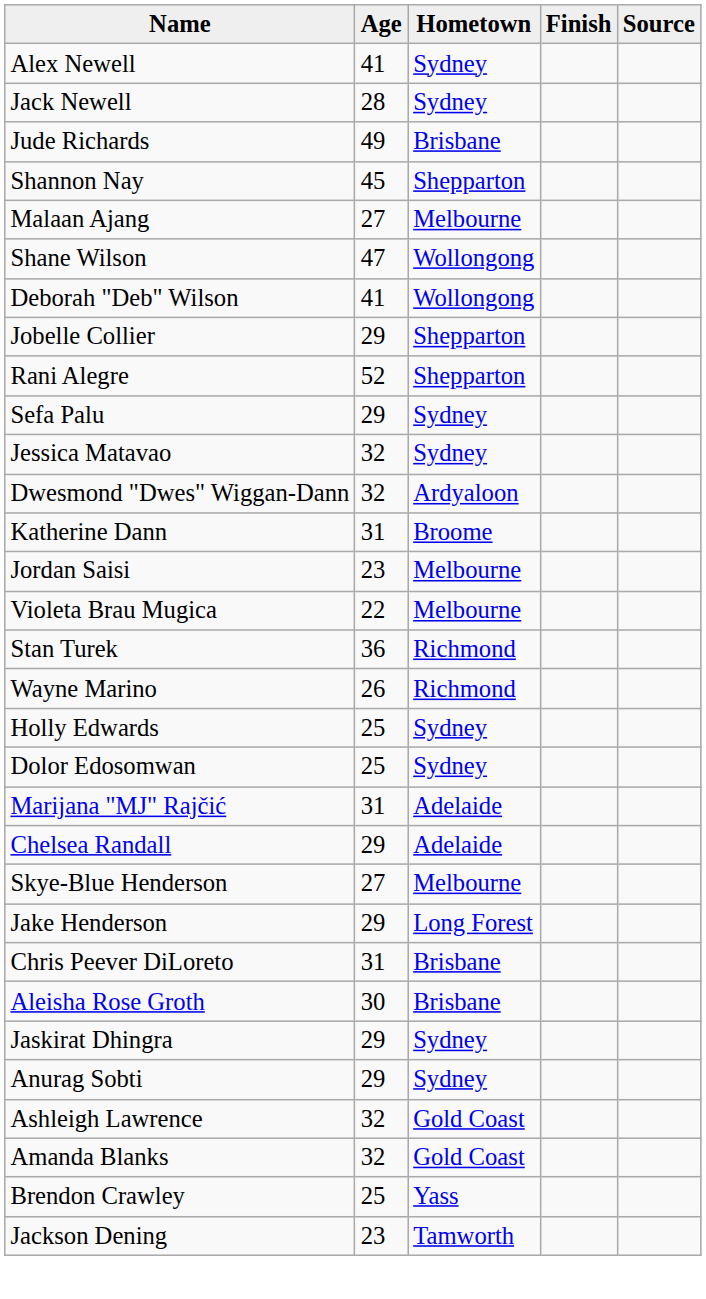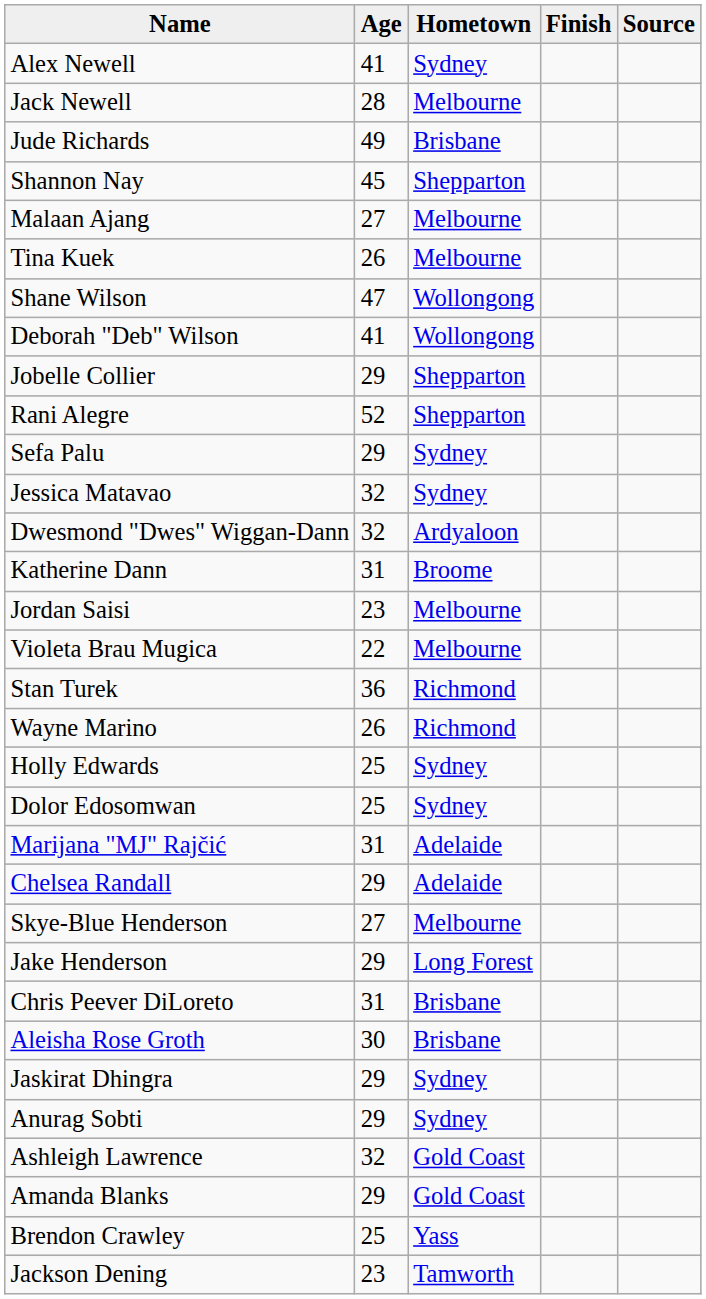(450, 102) Sydney -> (467, 102) Melbourne
+ row: (62, 258)
(373, 1157) 32 -> (373, 1196) 29
